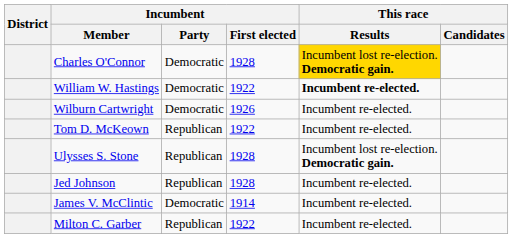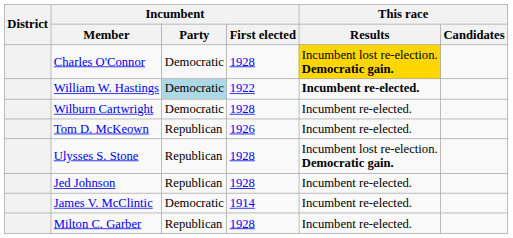(194, 88) no background -> (194, 88) lightblue background
(242, 108) 1926 -> (242, 108) 1928
(242, 128) 1922 -> (242, 128) 1926
(242, 223) 1922 -> (242, 223) 1928
